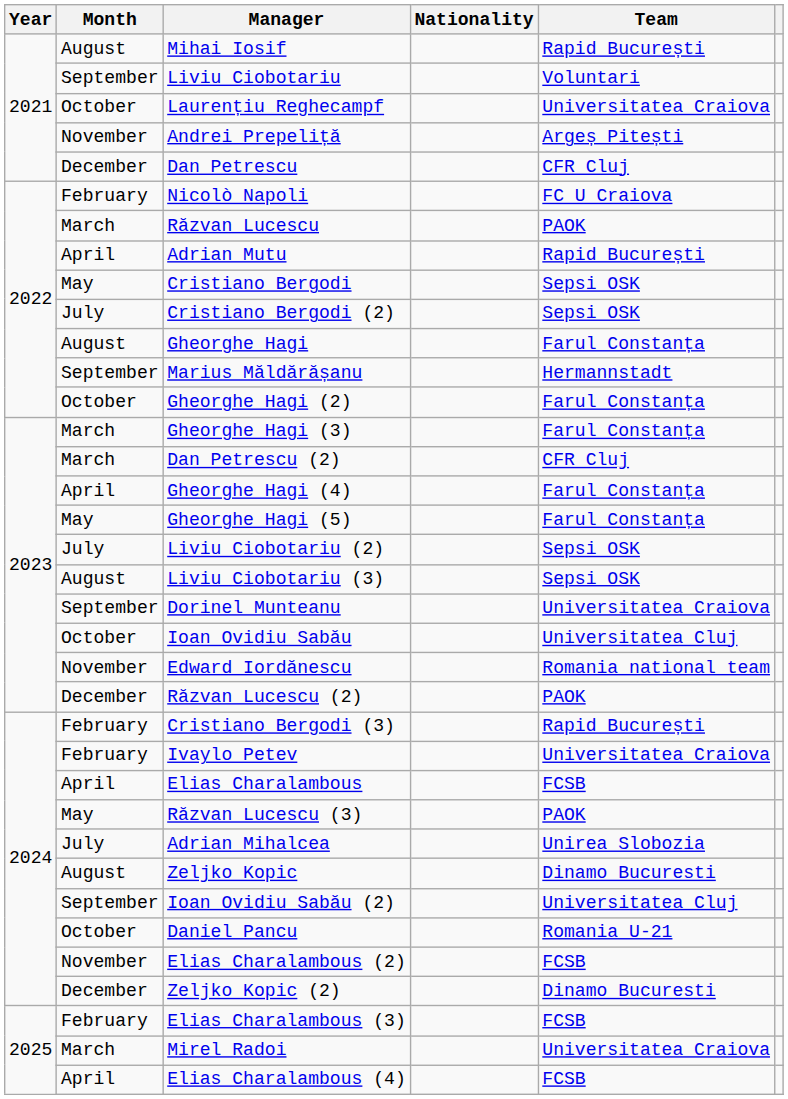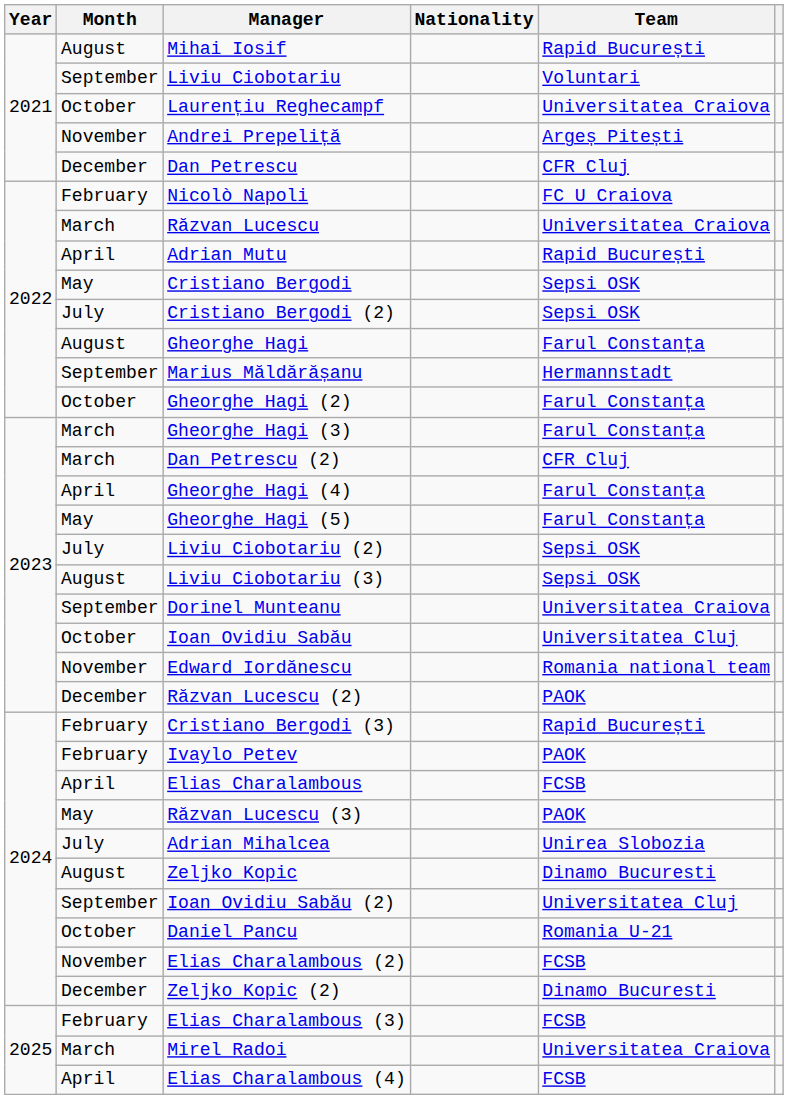(564, 226) PAOK -> (656, 226) Universitatea Craiova
(656, 756) Universitatea Craiova -> (564, 756) PAOK
